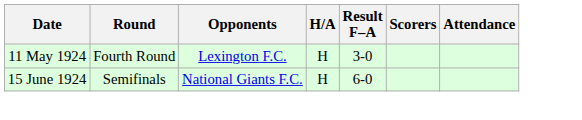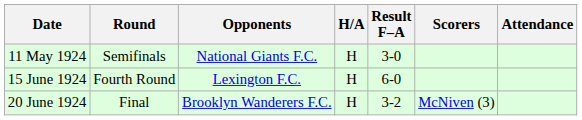(134, 56) Fourth Round -> (134, 56) Semifinals
(242, 56) Lexington F.C. -> (257, 56) National Giants F.C.
(134, 79) Semifinals -> (134, 79) Fourth Round
(242, 79) National Giants F.C. -> (257, 79) Lexington F.C.
+ row: (47, 102)
